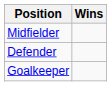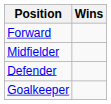+ row: (29, 33)
